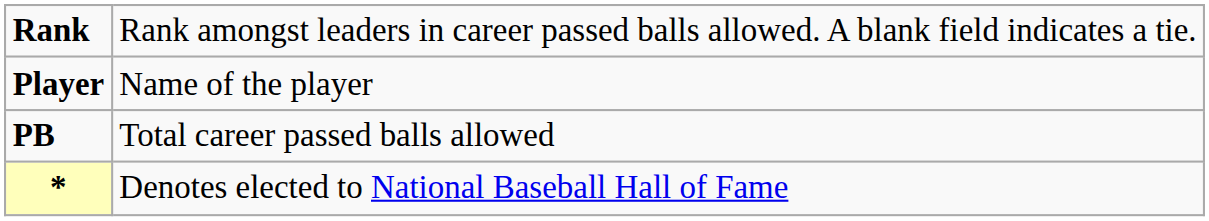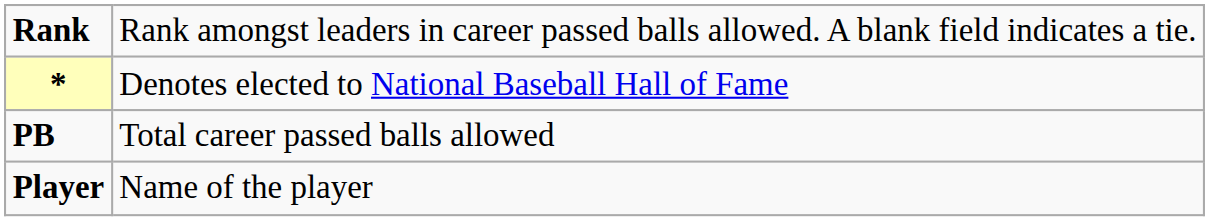rows swapped: (58, 82) <-> (58, 187)
